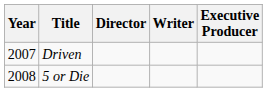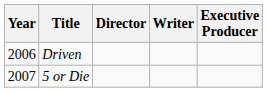(22, 53) 2007 -> (22, 53) 2006
(22, 76) 2008 -> (22, 76) 2007
